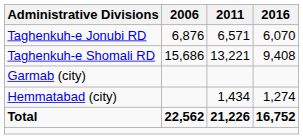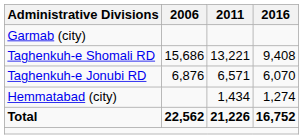rows swapped: (77, 35) <-> (47, 76)
